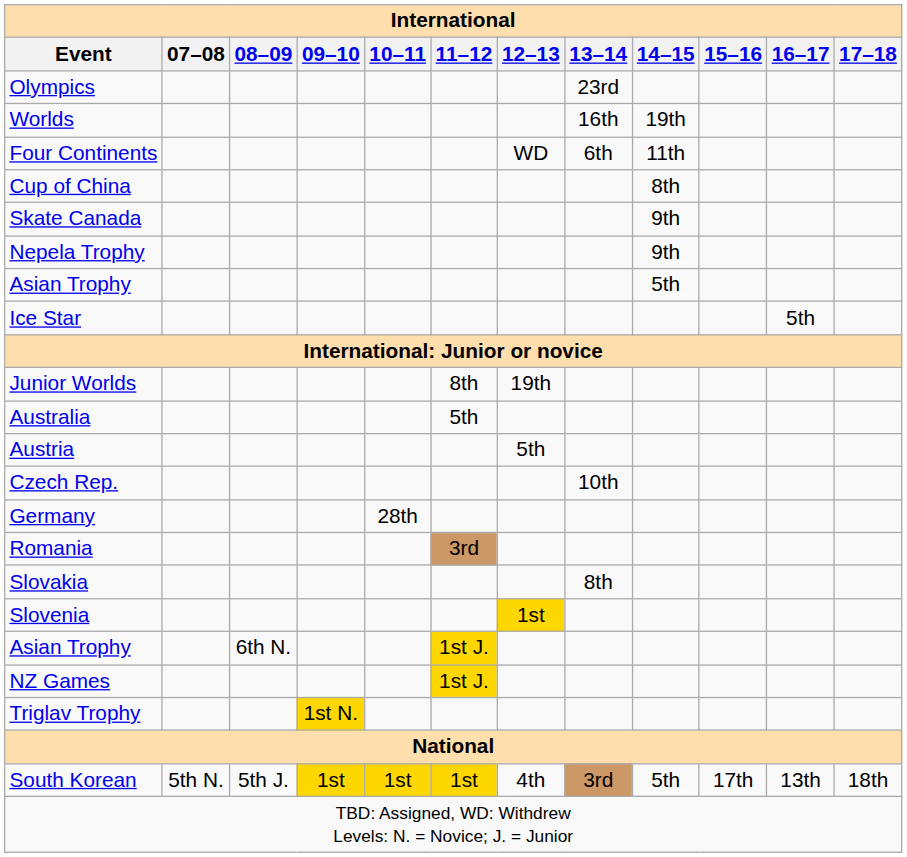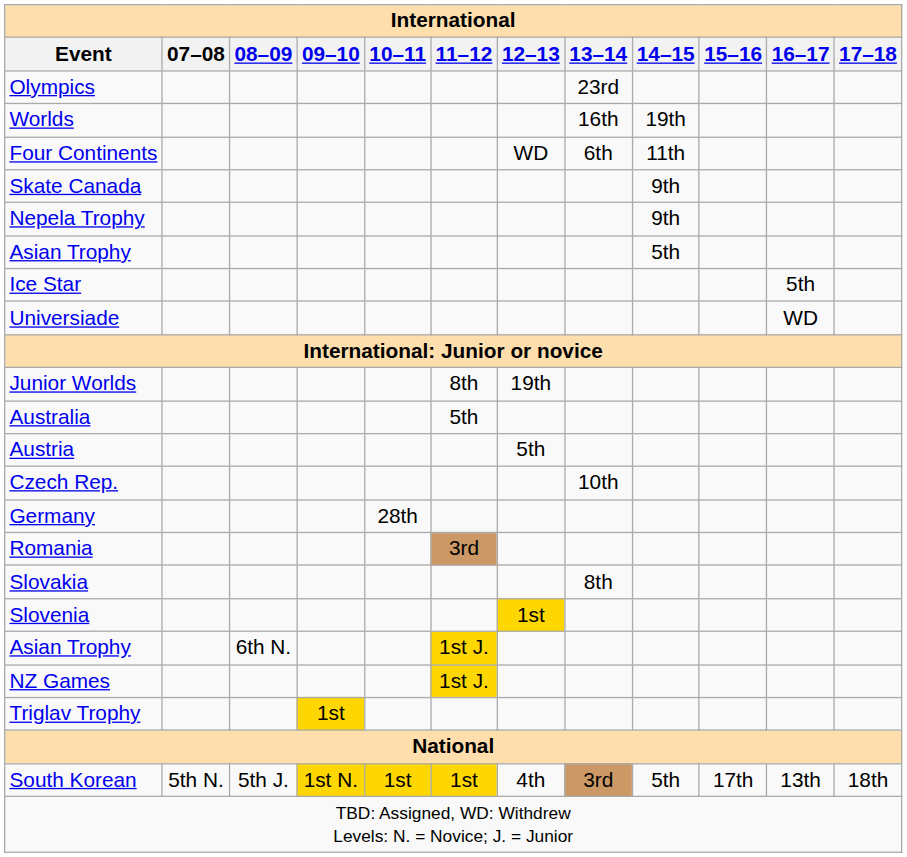- row: (70, 185)
+ row: (64, 317)
(331, 713) 1st N. -> (331, 713) 1st
(331, 779) 1st -> (331, 779) 1st N.
